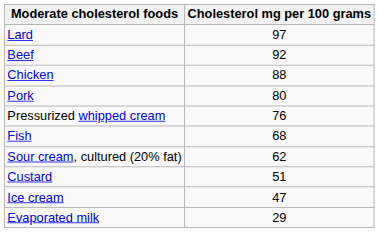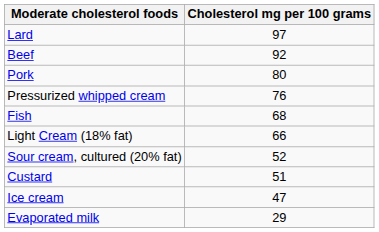- row: (30, 75)
+ row: (70, 136)
(279, 156) 62 -> (279, 156) 52
